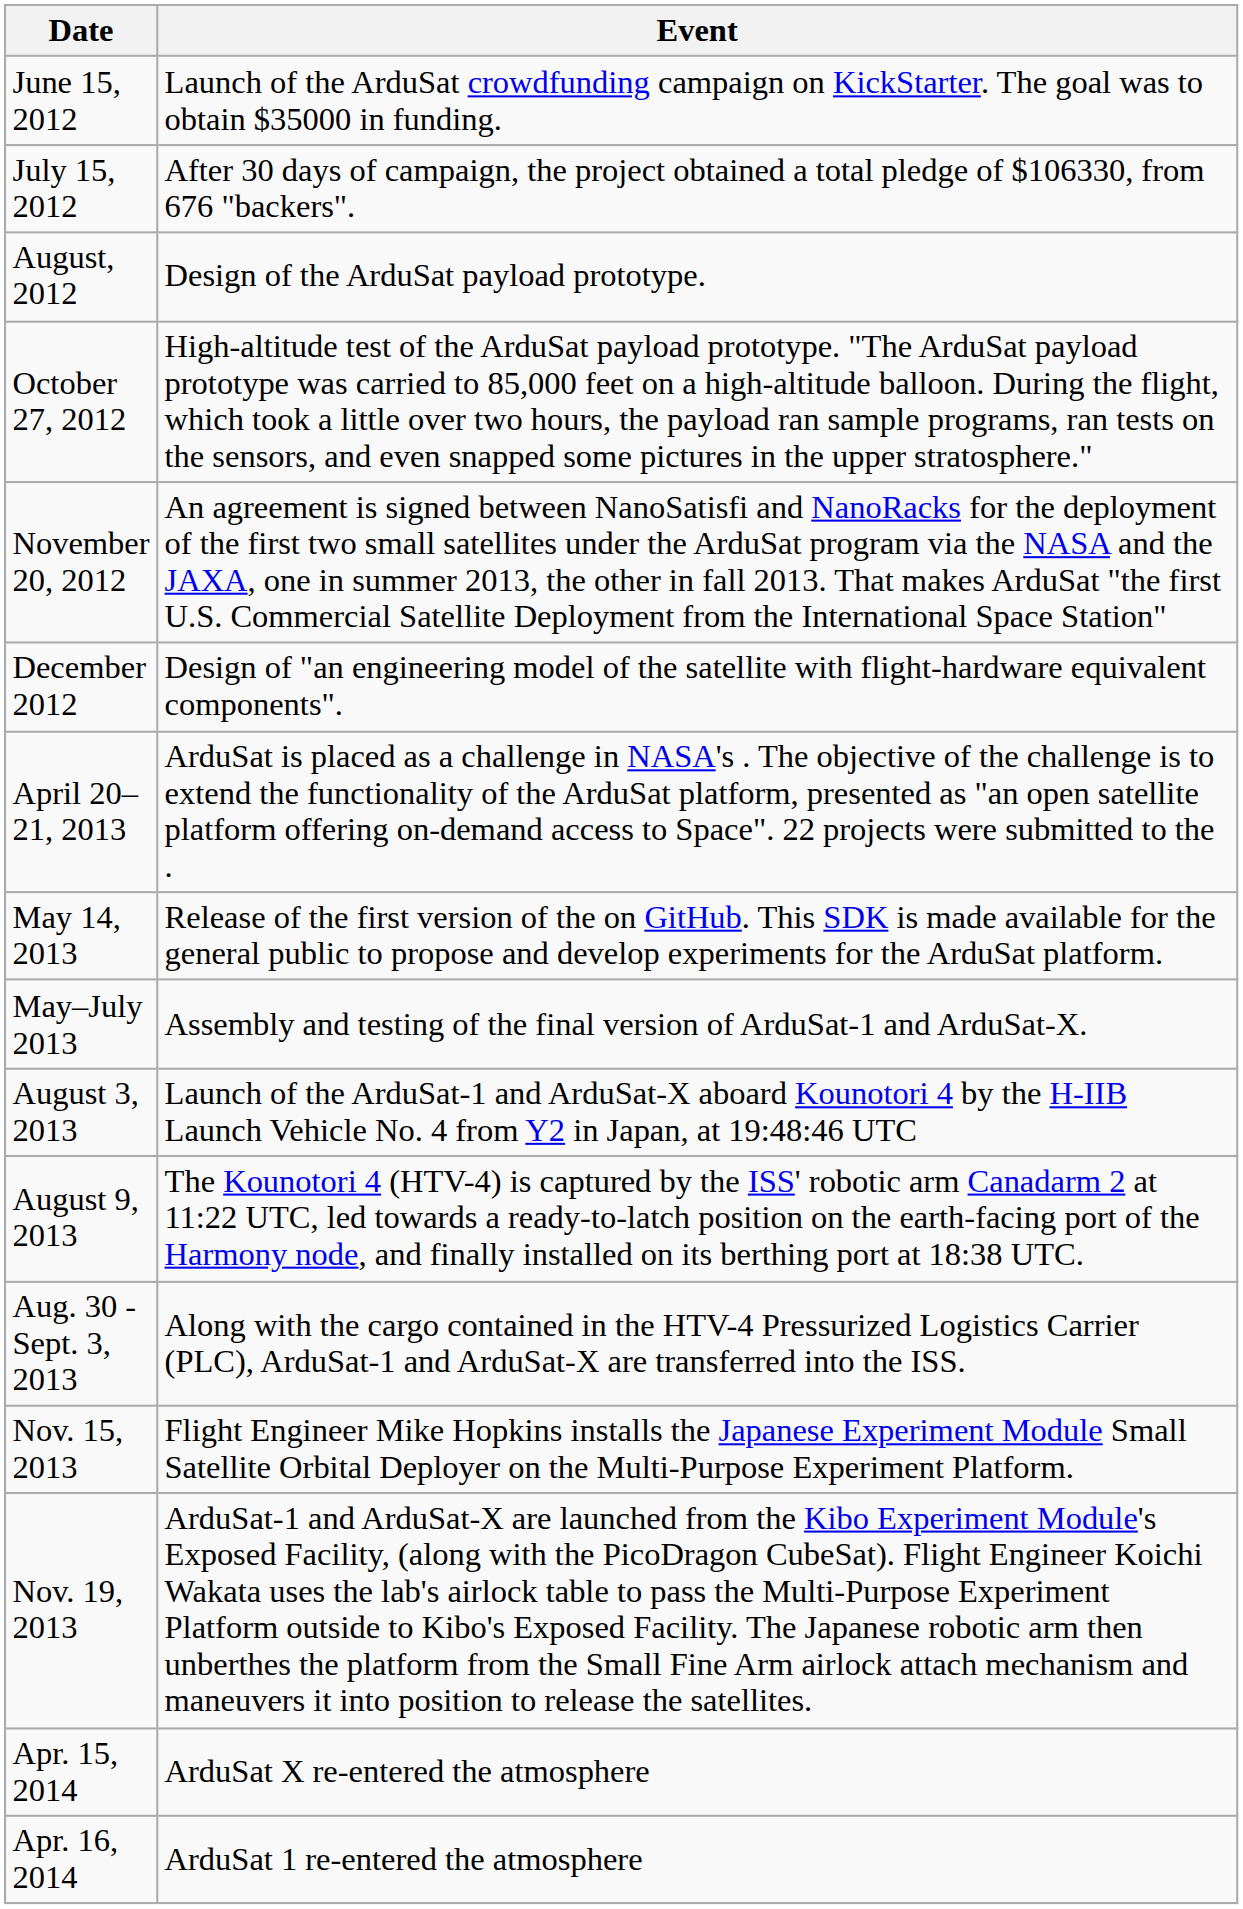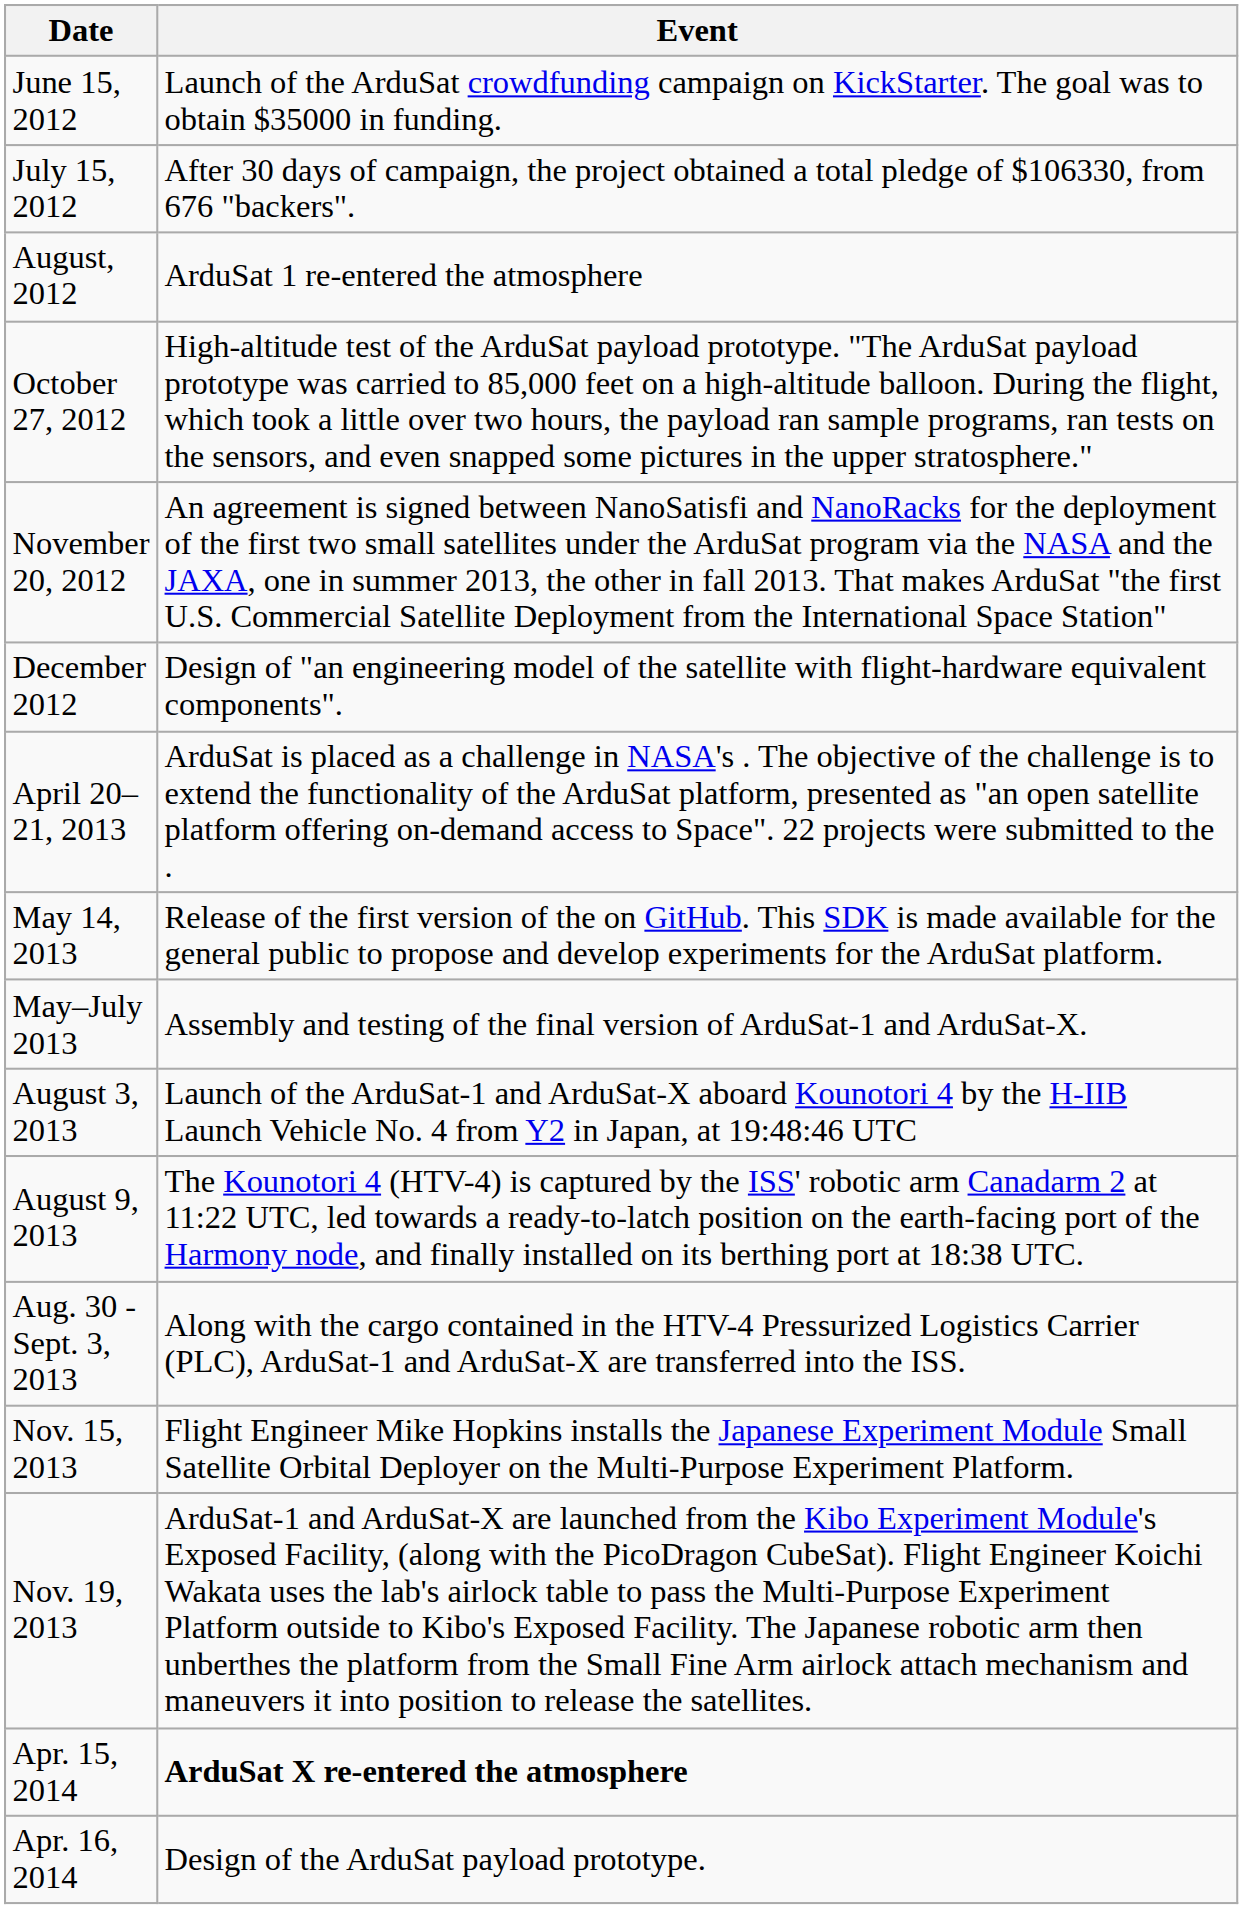(435, 276) Design of the ArduSat payload prototype. -> (404, 276) ArduSat 1 re-entered the atmosphere
(407, 1771) normal -> (426, 1771) bold
(404, 1859) ArduSat 1 re-entered the atmosphere -> (435, 1859) Design of the ArduSat payload prototype.
